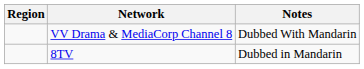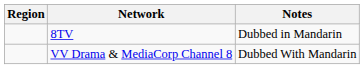rows swapped: (141, 34) <-> (62, 53)
